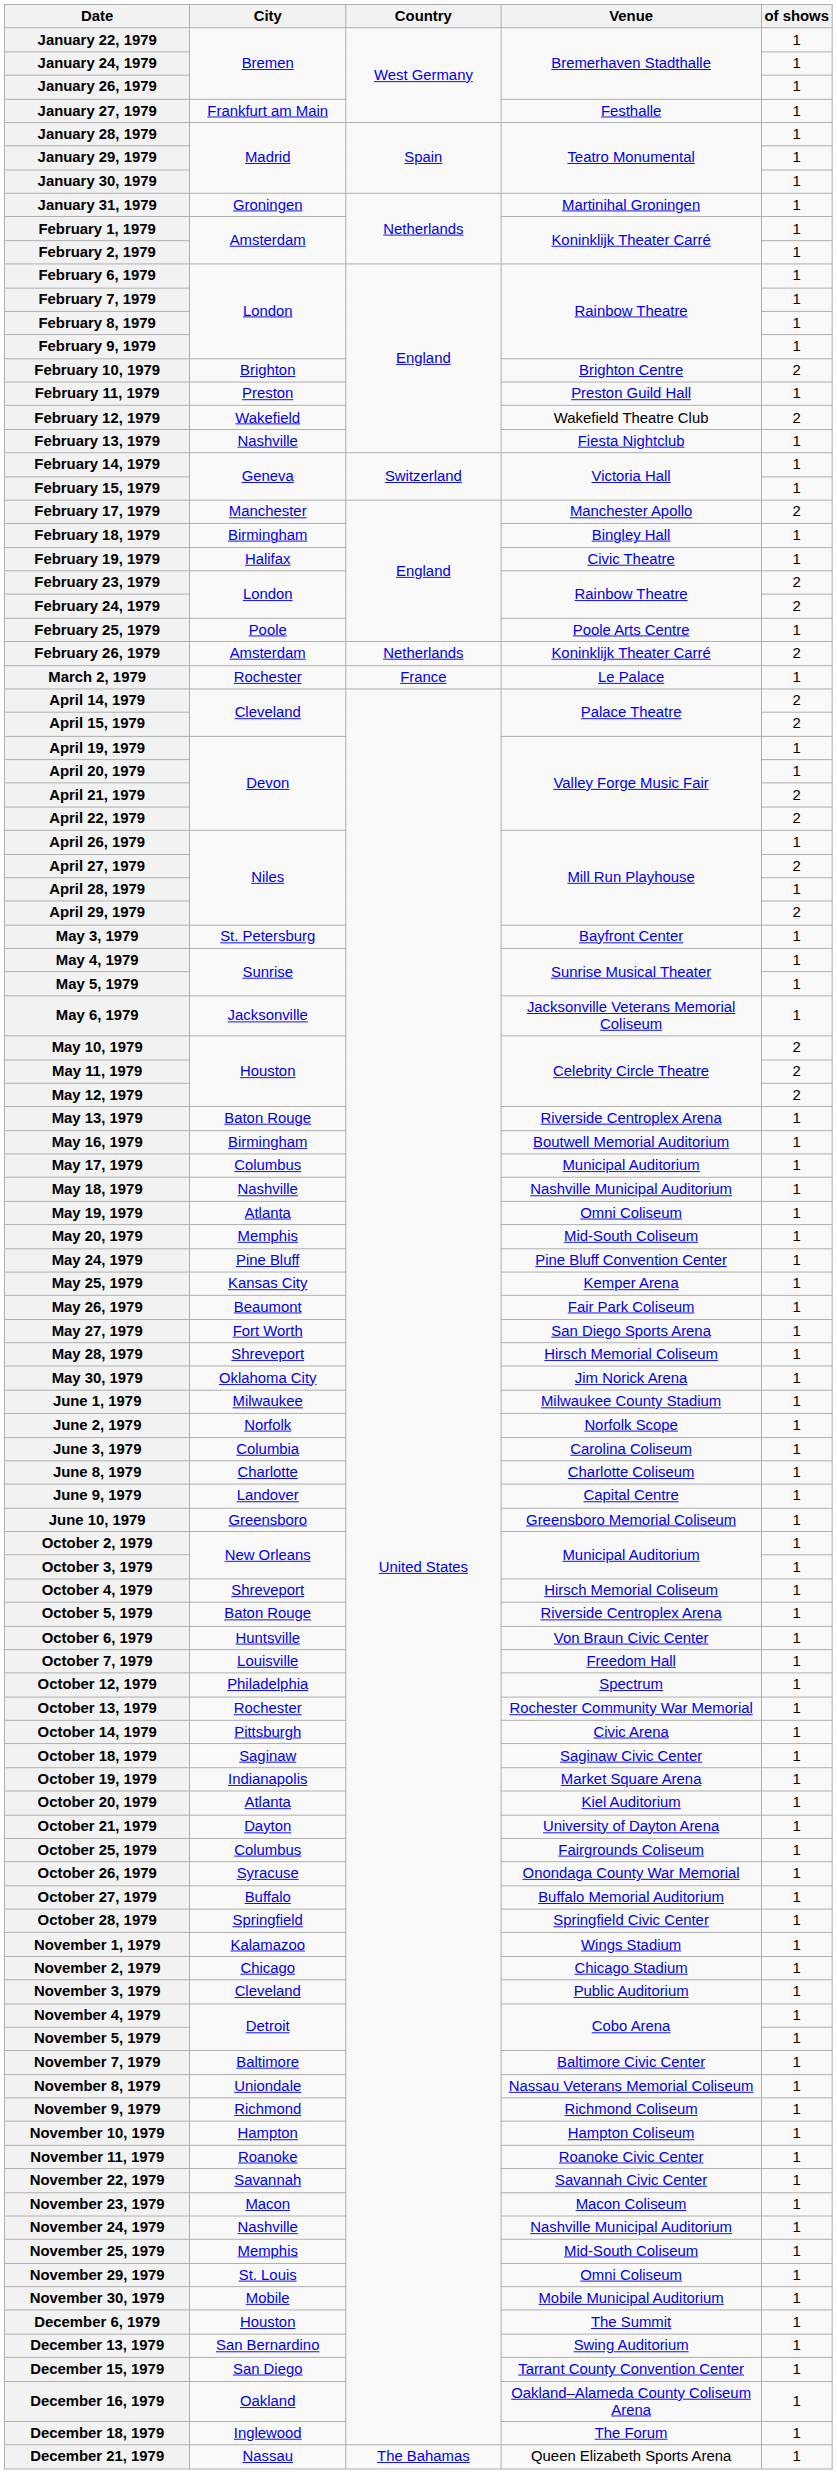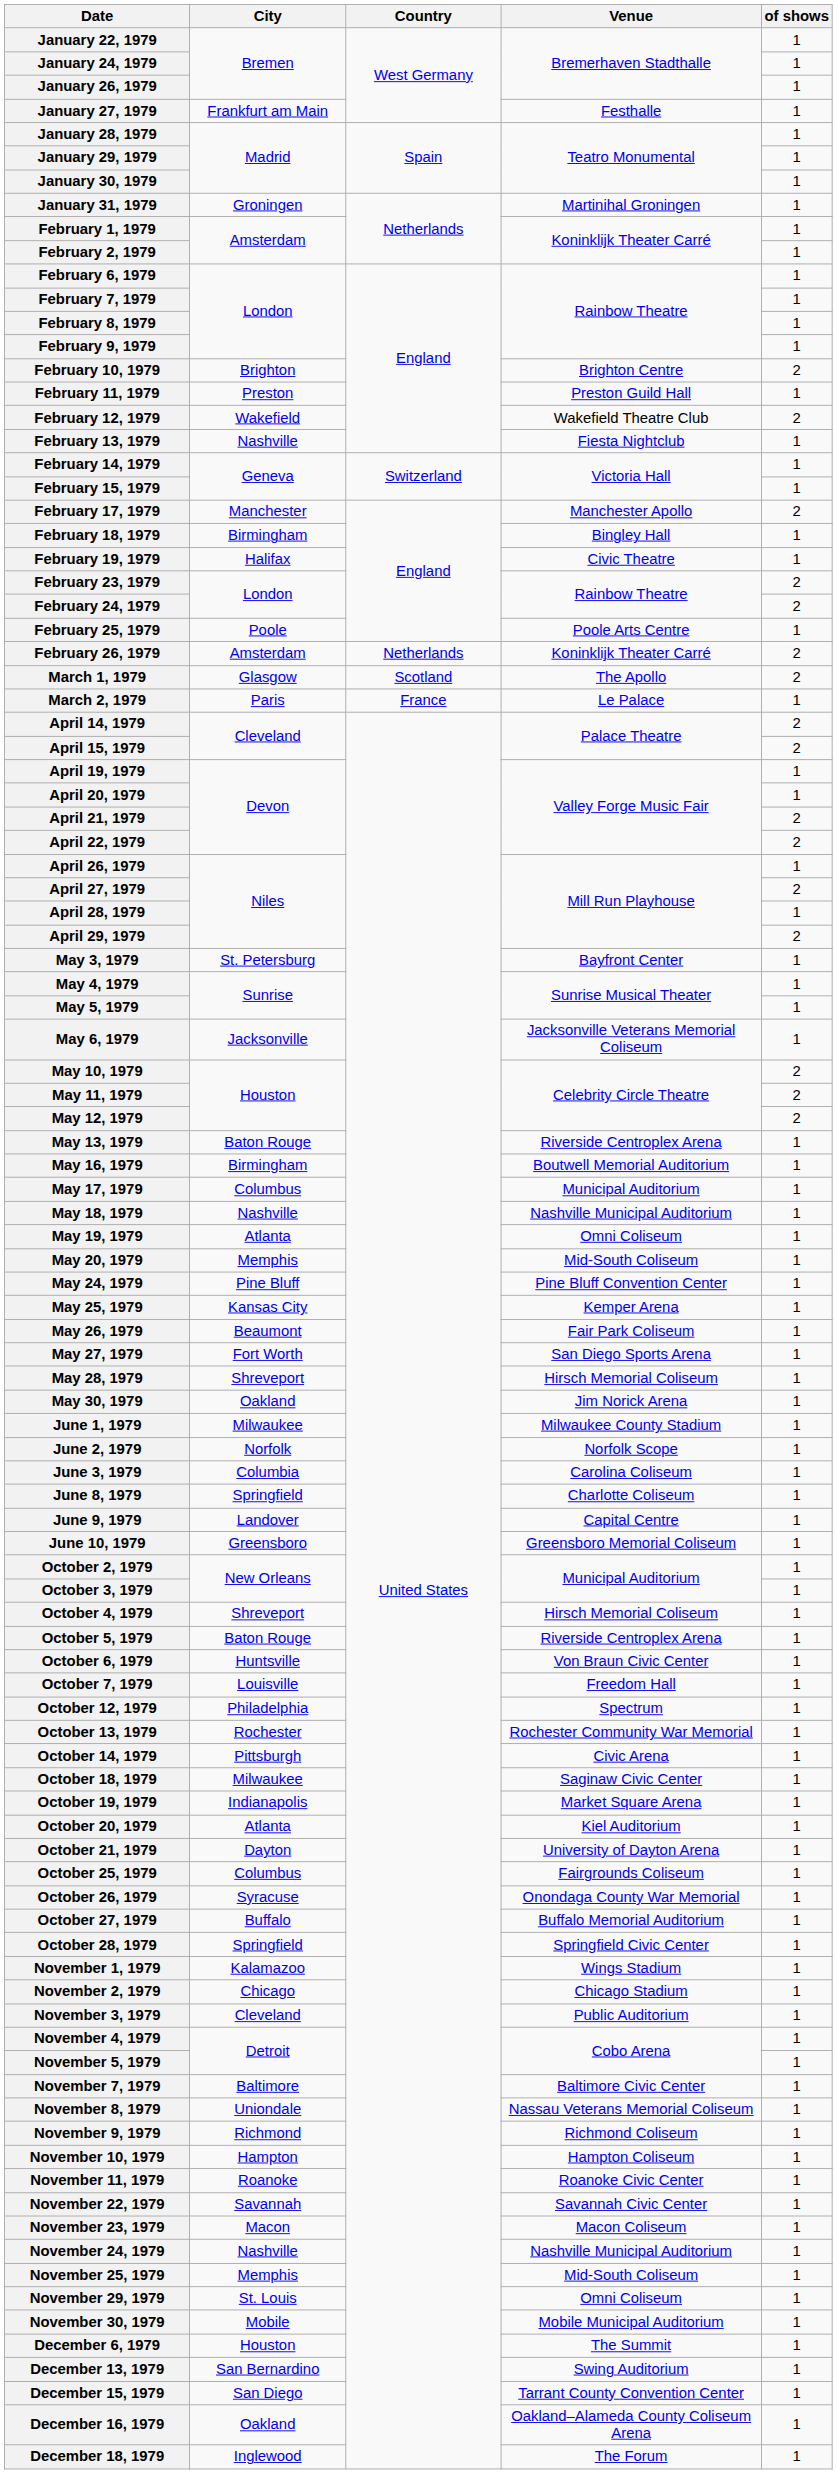+ row: (97, 677)
(268, 677) Rochester -> (268, 700) Paris
(268, 1378) Oklahoma City -> (268, 1401) Oakland
(268, 1472) Charlotte -> (268, 1496) Springfield
(268, 1755) Saginaw -> (268, 1779) Milwaukee
- row: (97, 2456)
